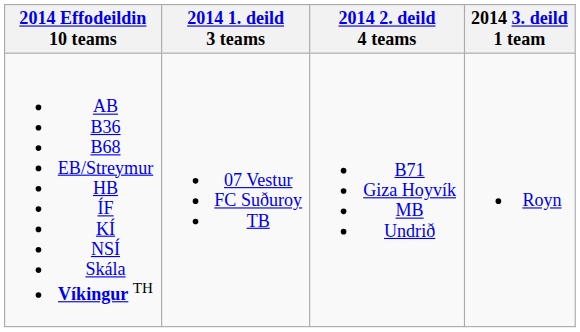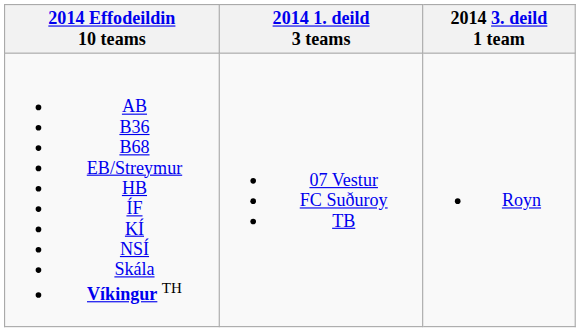- column: (387, 29)
